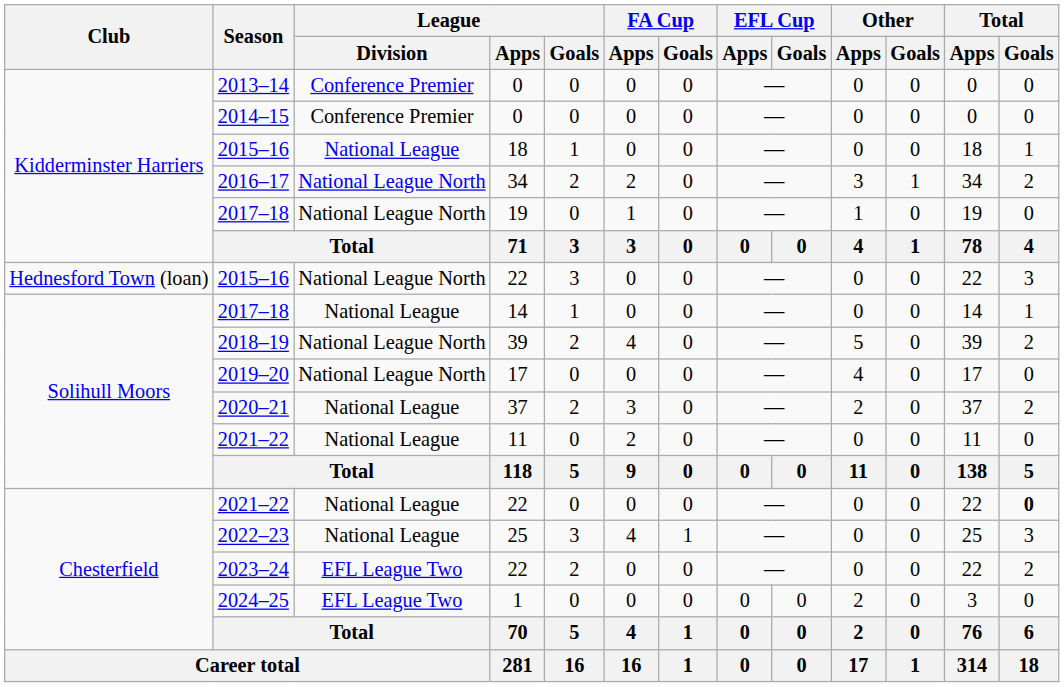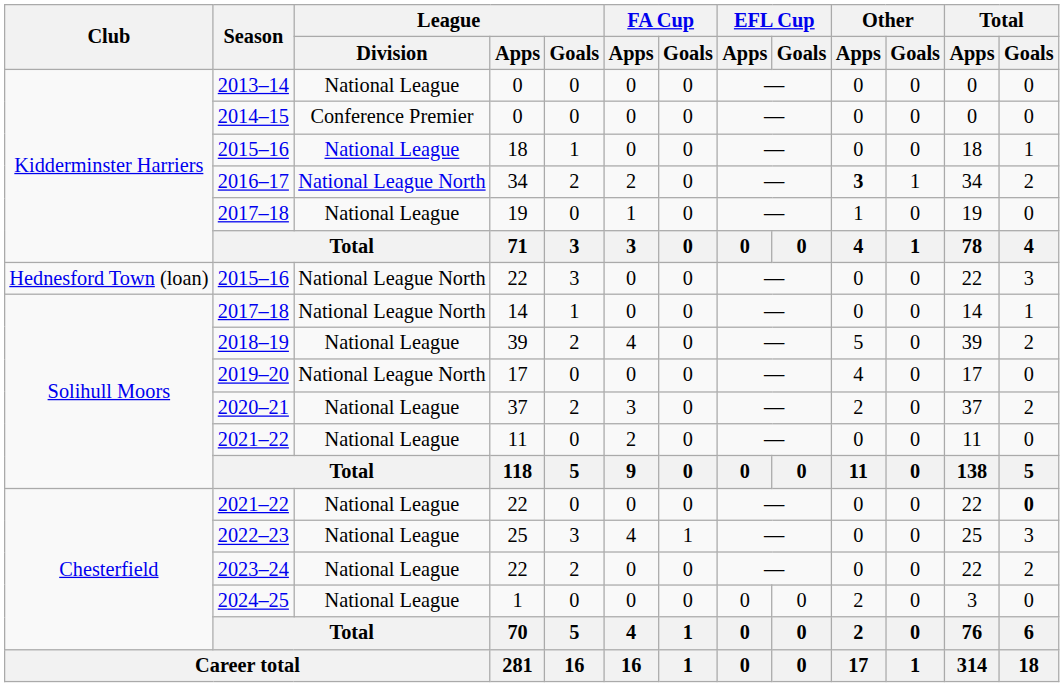(392, 85) Conference Premier -> (392, 85) National League
(858, 181) normal -> (858, 181) bold
(392, 213) National League North -> (392, 213) National League
(392, 310) National League -> (392, 310) National League North
(392, 342) National League North -> (392, 342) National League
(392, 568) EFL League Two -> (392, 568) National League
(392, 600) EFL League Two -> (392, 600) National League
